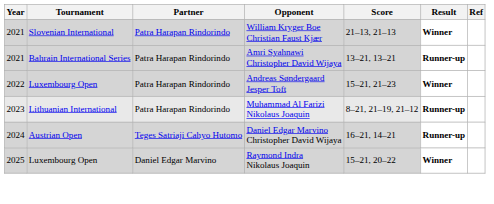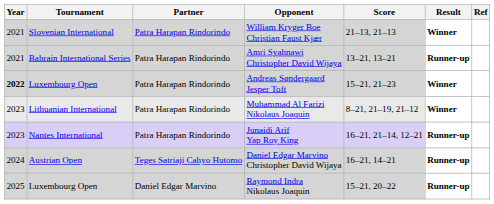(16, 84) normal -> (16, 84) bold
(444, 109) Runner-up -> (442, 109) Winner
+ row: (272, 135)
(437, 161) Winner -> (448, 186) Runner-up
